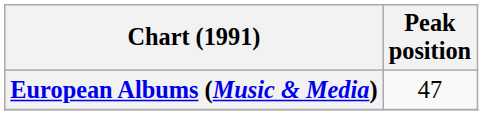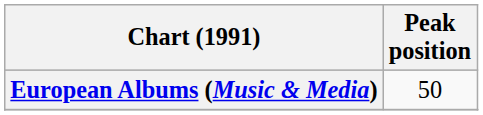(430, 89) 47 -> (430, 89) 50
